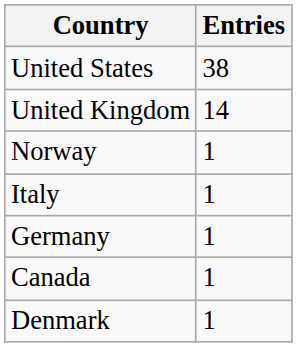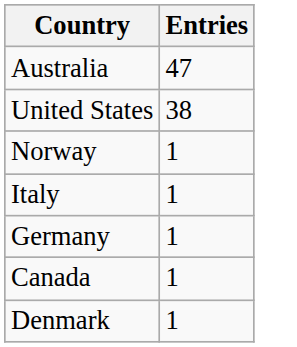+ row: (60, 67)
- row: (101, 109)
